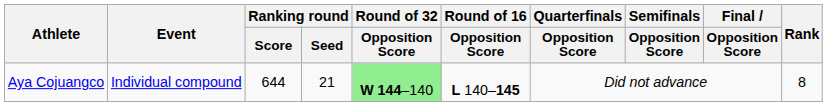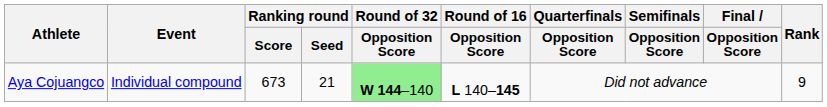(273, 83) 644 -> (273, 83) 673
(802, 83) 8 -> (802, 83) 9
